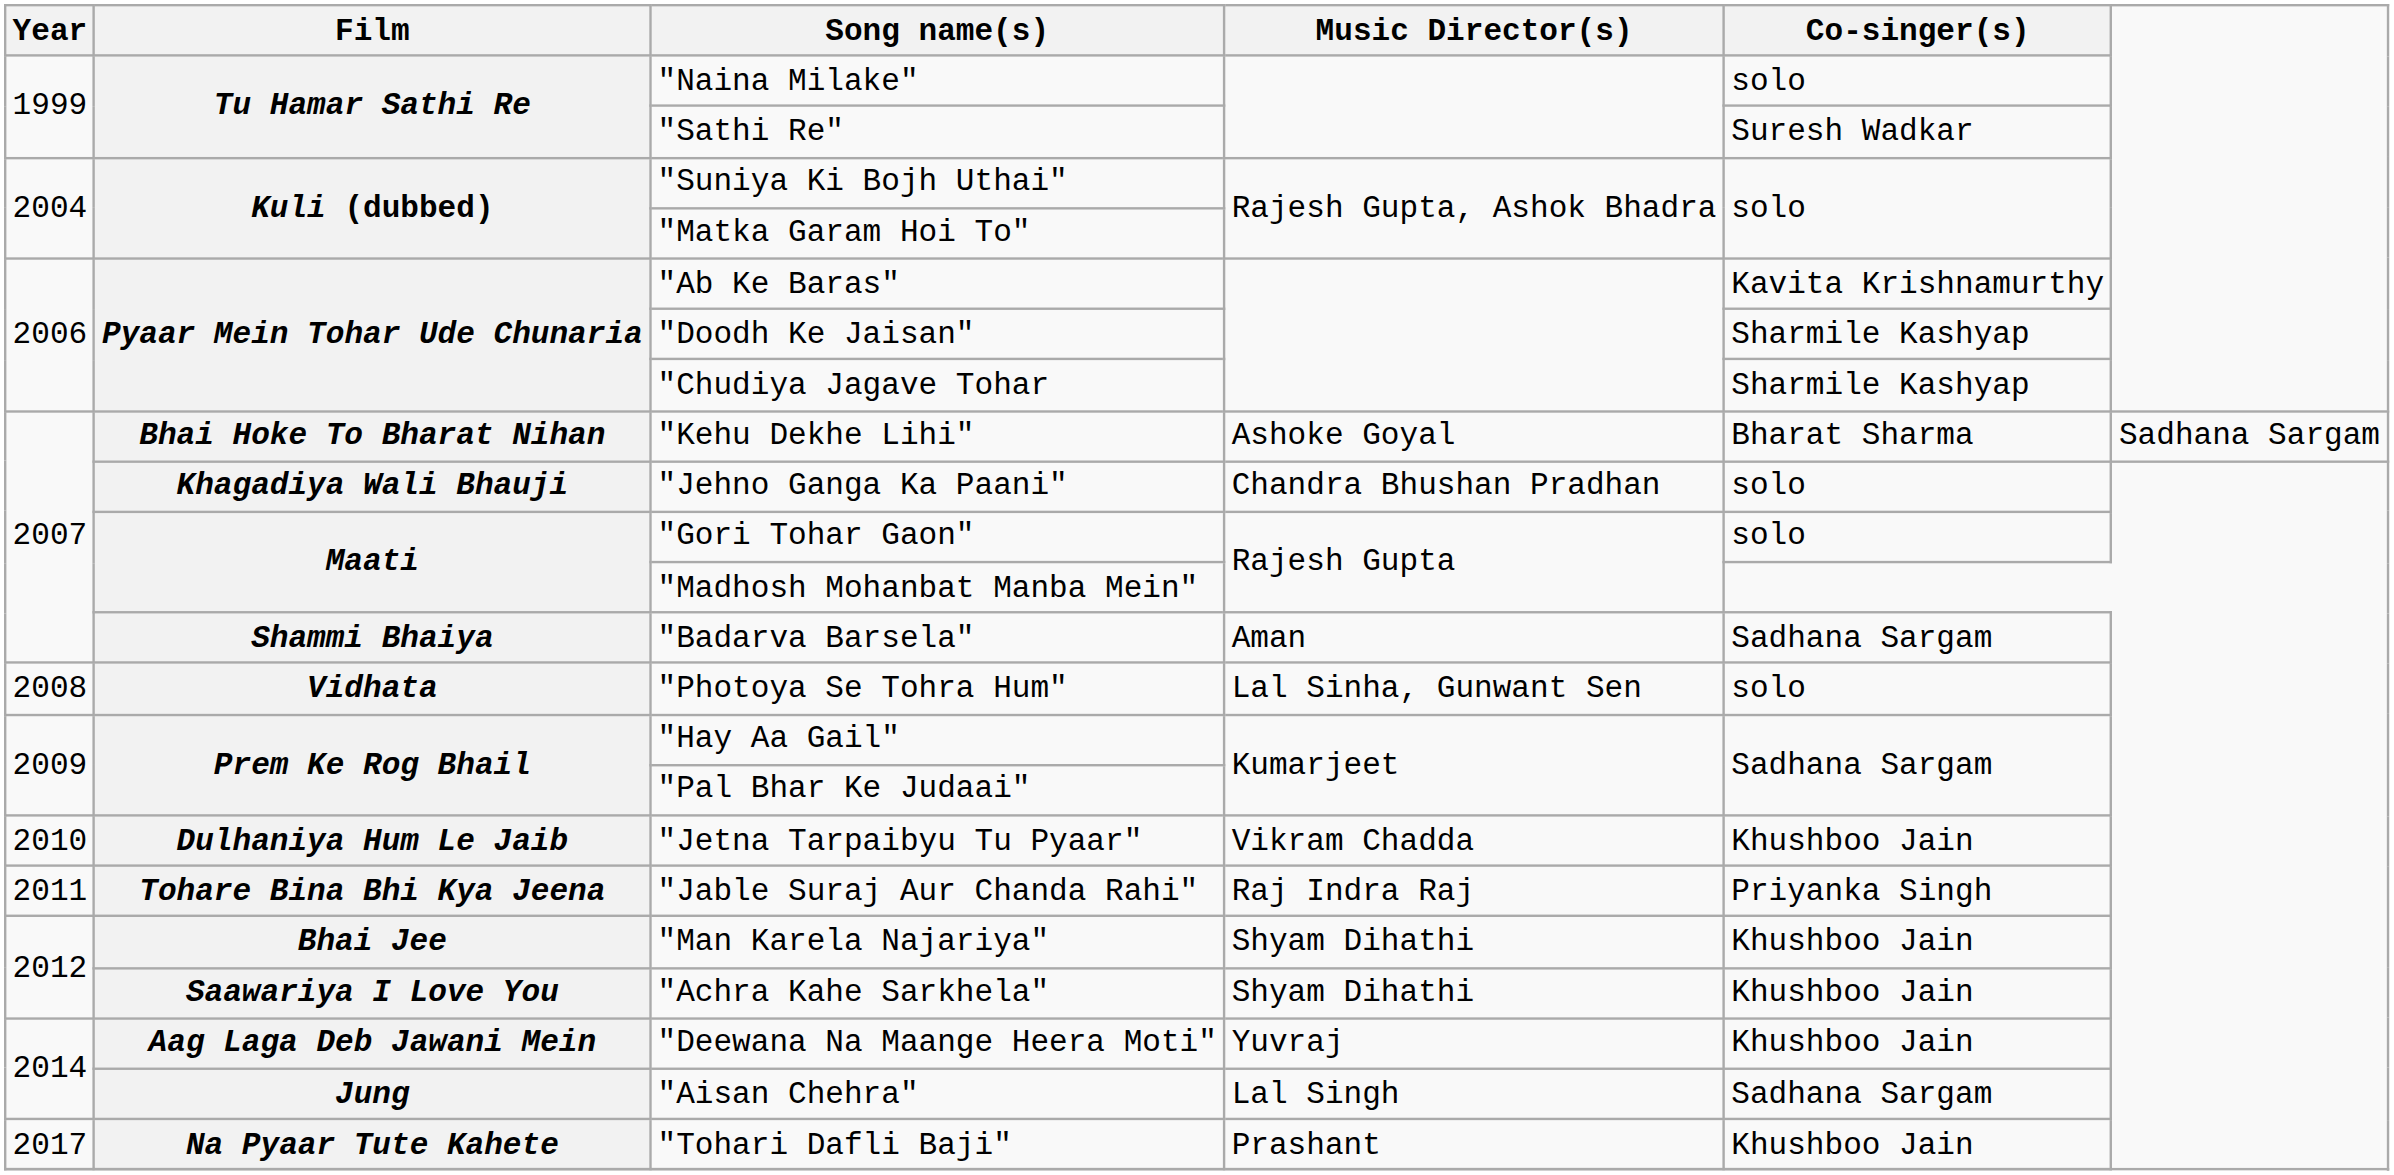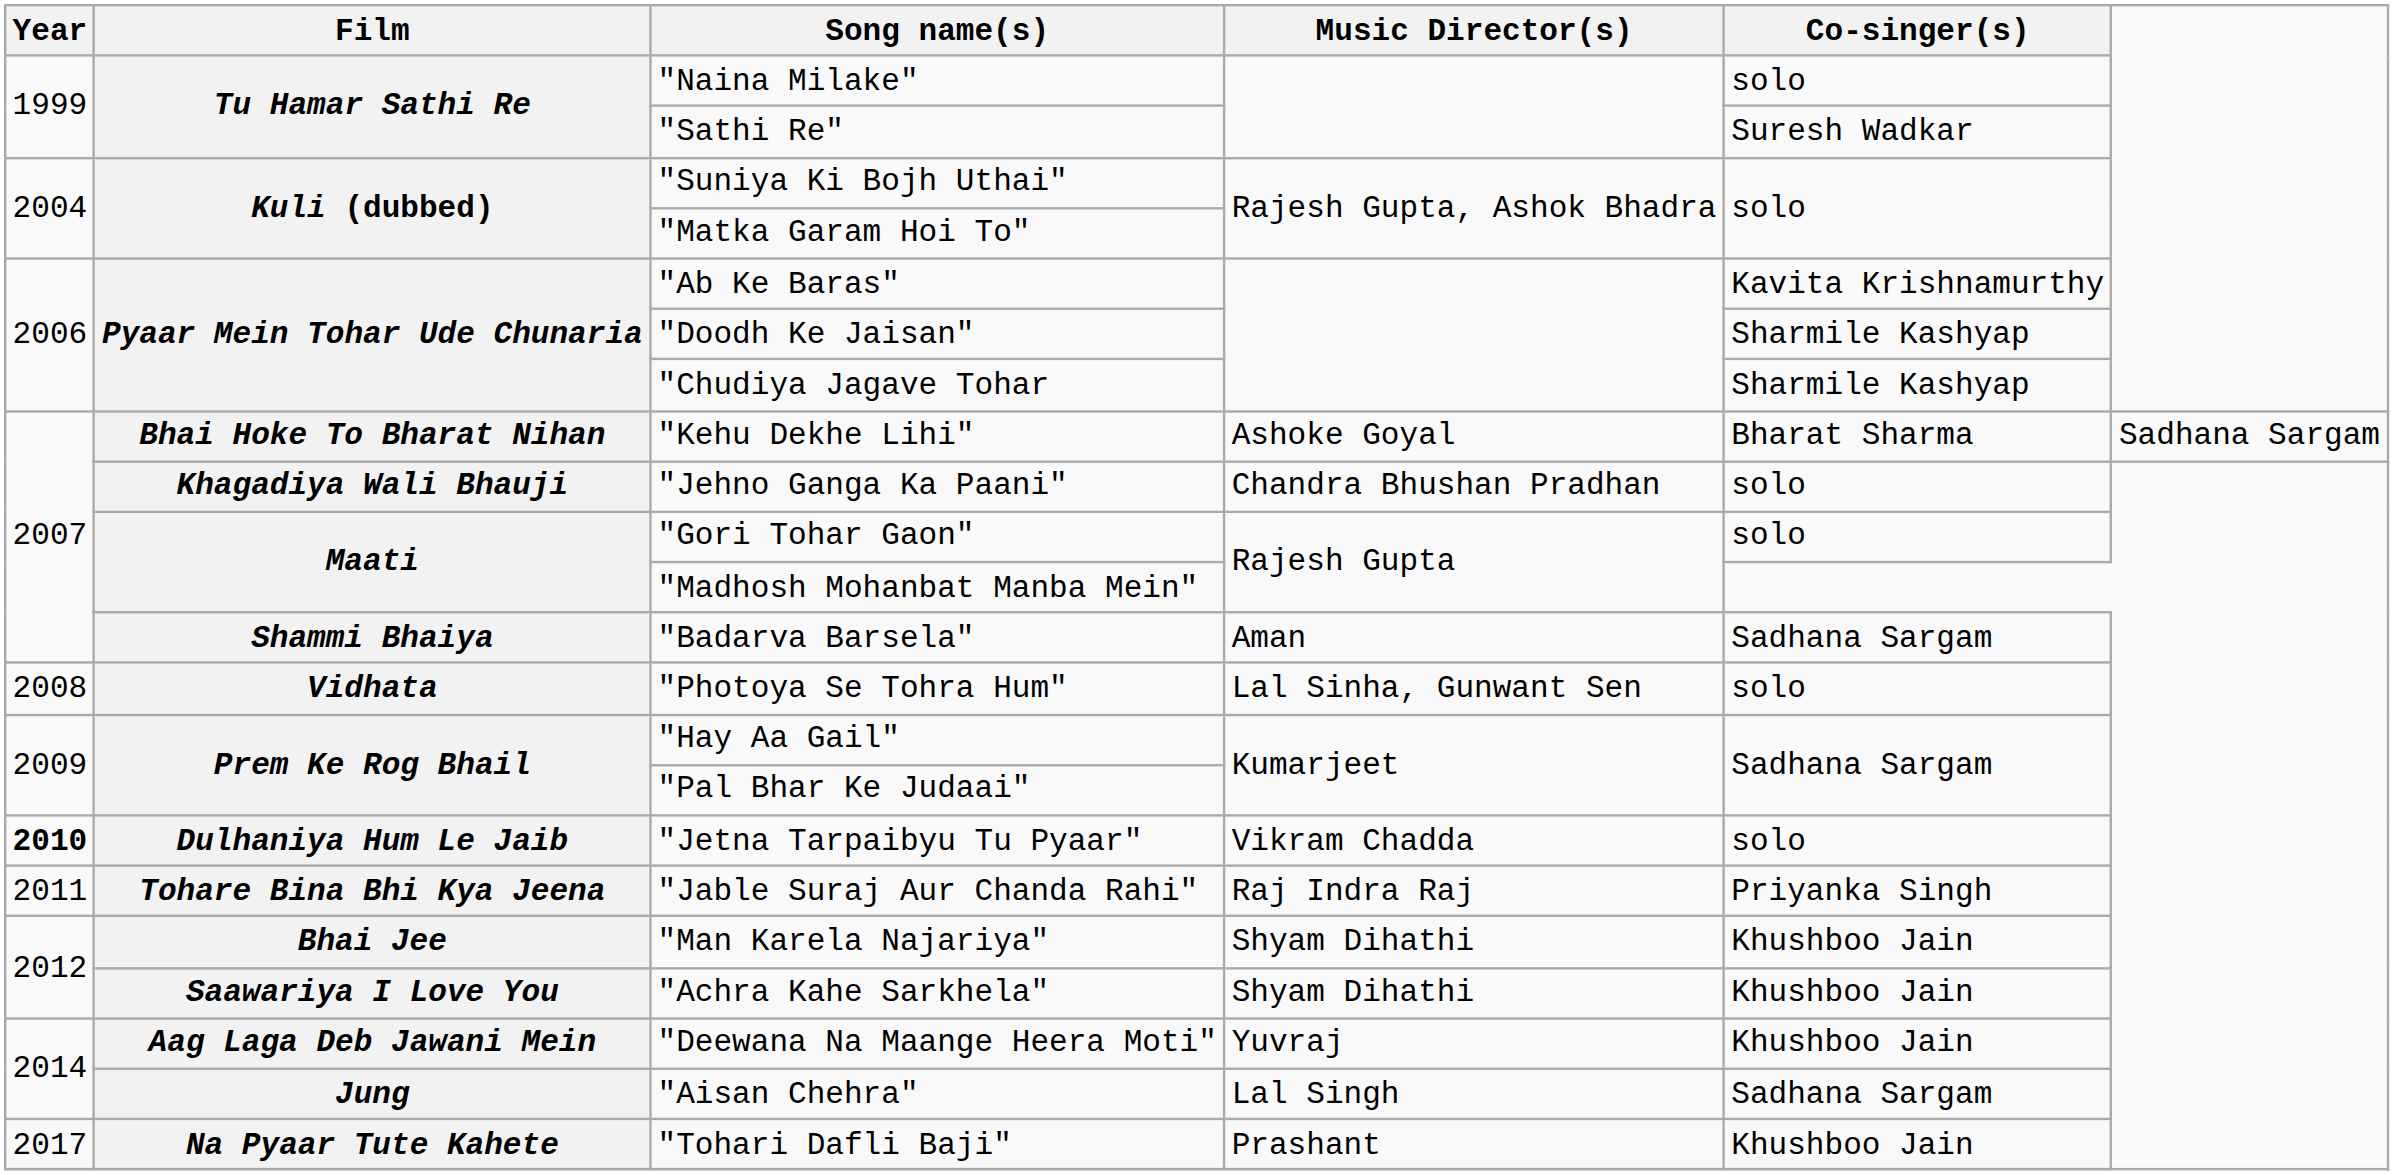(50, 841) normal -> (50, 841) bold
(1852, 841) Khushboo Jain -> (1769, 841) solo
